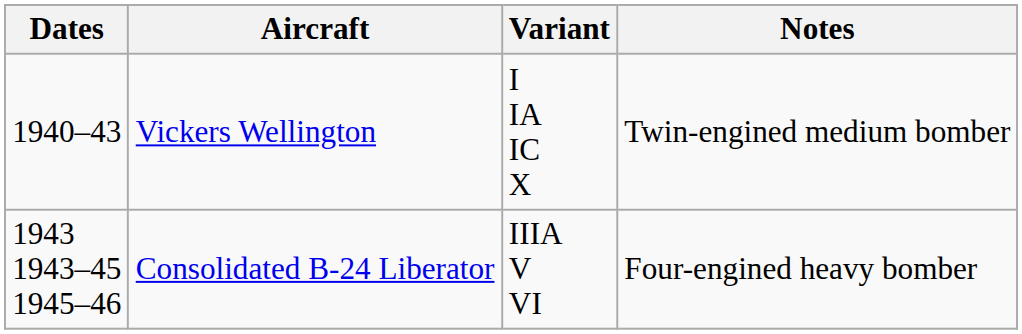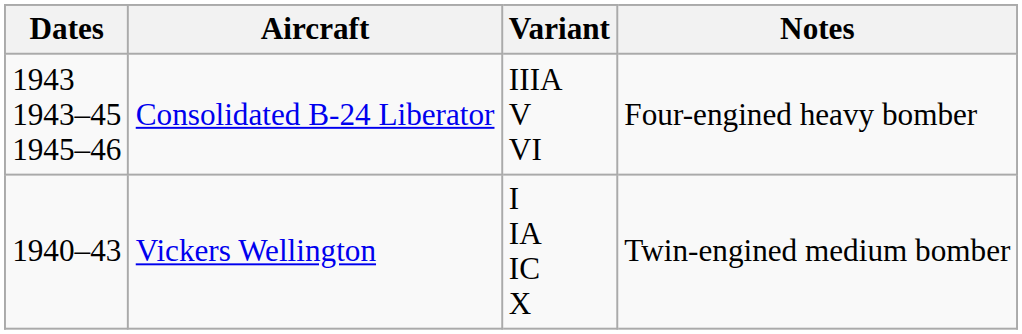rows swapped: (256, 131) <-> (315, 268)
